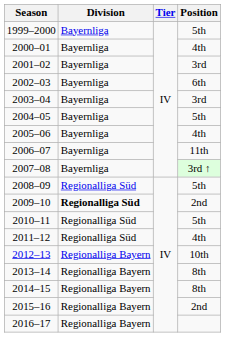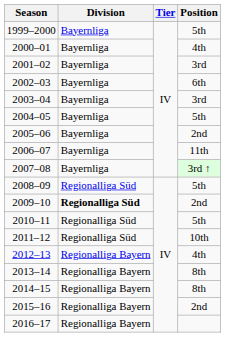(199, 133) 4th -> (199, 133) 2nd
(199, 237) 4th -> (199, 237) 10th
(199, 254) 10th -> (199, 254) 4th
